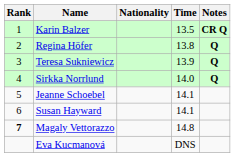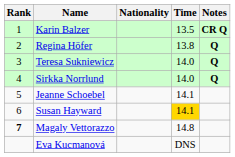(185, 62) 13.9 -> (185, 62) 14.0
(185, 111) no background -> (185, 111) gold background
